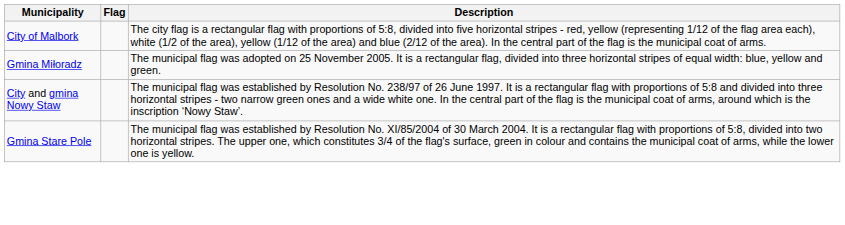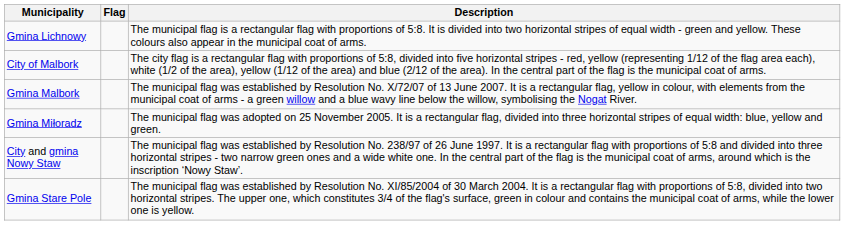+ row: (46, 36)
+ row: (43, 94)
